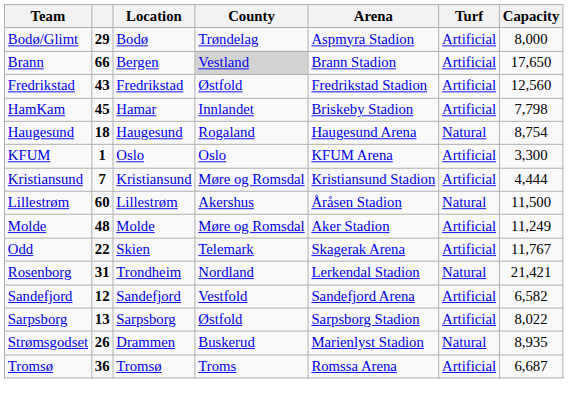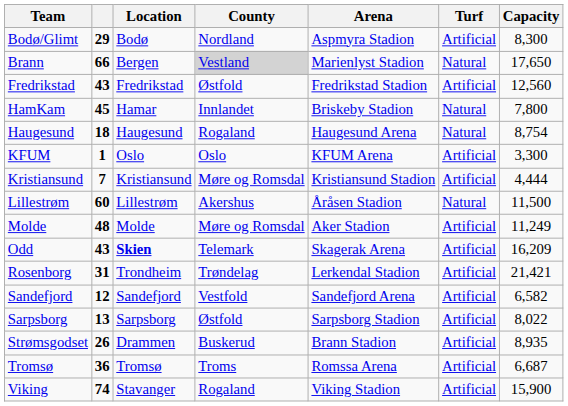(228, 39) Trøndelag -> (226, 39) Nordland
(531, 39) 8,000 -> (531, 39) 8,300
(354, 62) Brann Stadion -> (368, 62) Marienlyst Stadion
(469, 62) Artificial -> (464, 62) Natural
(469, 109) Artificial -> (464, 109) Natural
(531, 109) 7,798 -> (531, 109) 7,800
(102, 249) 22 -> (102, 249) 43
(133, 249) normal -> (134, 249) bold
(531, 249) 11,767 -> (531, 249) 16,209
(226, 272) Nordland -> (228, 272) Trøndelag
(464, 272) Natural -> (469, 272) Artificial
(368, 343) Marienlyst Stadion -> (354, 343) Brann Stadion
(464, 343) Natural -> (469, 343) Artificial
+ row: (28, 389)
